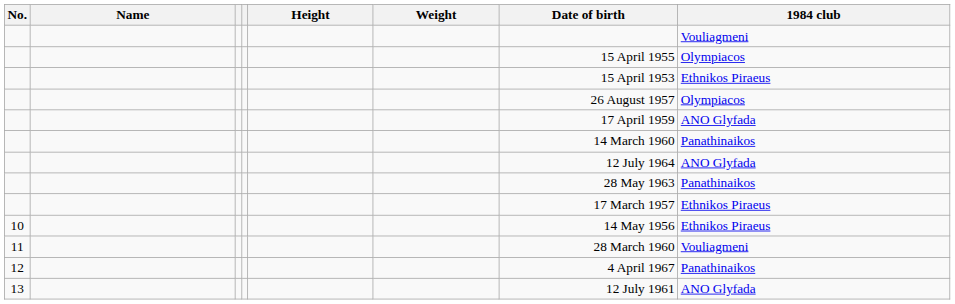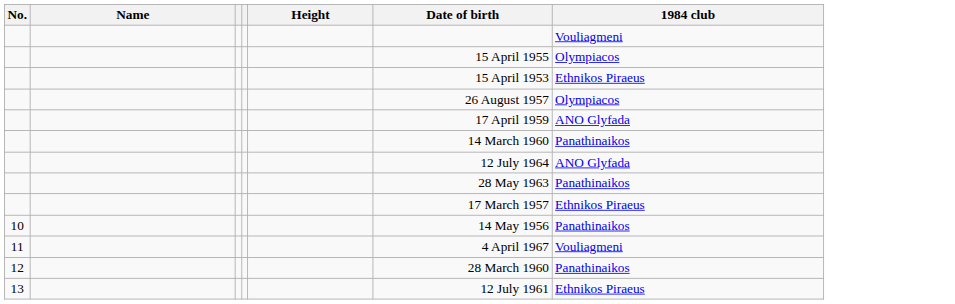- column: (436, 15)
(726, 225) Ethnikos Piraeus -> (592, 225) Panathinaikos
(634, 246) 28 March 1960 -> (515, 246) 4 April 1967
(641, 267) 4 April 1967 -> (508, 267) 28 March 1960
(718, 288) ANO Glyfada -> (600, 288) Ethnikos Piraeus
